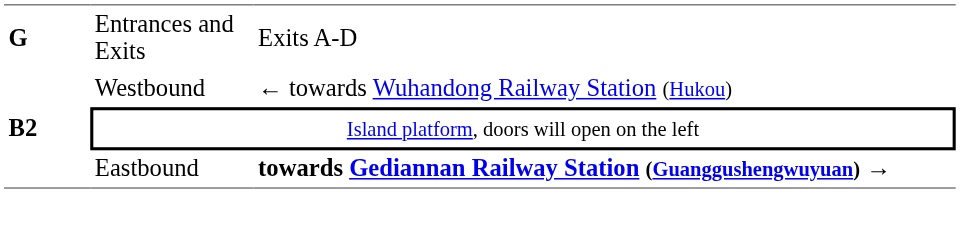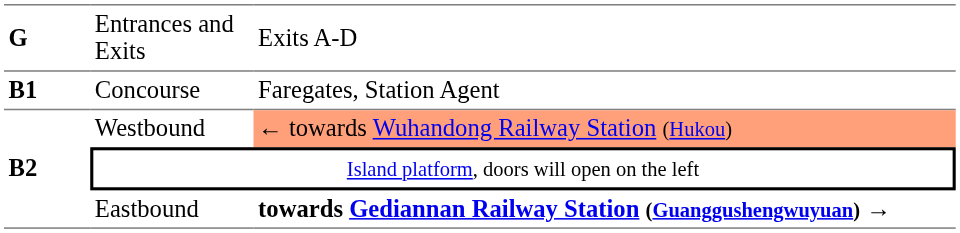+ row: (148, 89)
(495, 88) no background -> (495, 128) lightsalmon background
